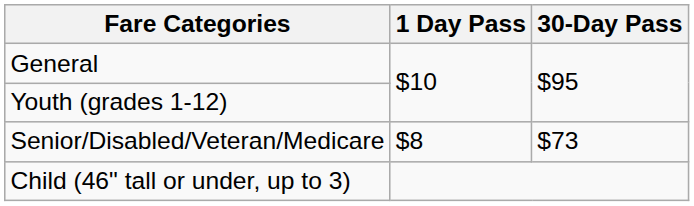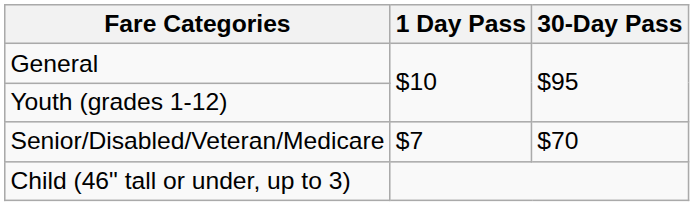(409, 141) $8 -> (409, 141) $7
(558, 141) $73 -> (558, 141) $70
